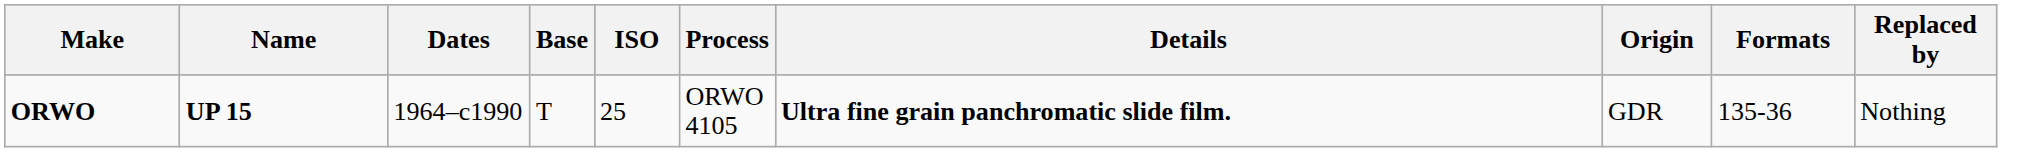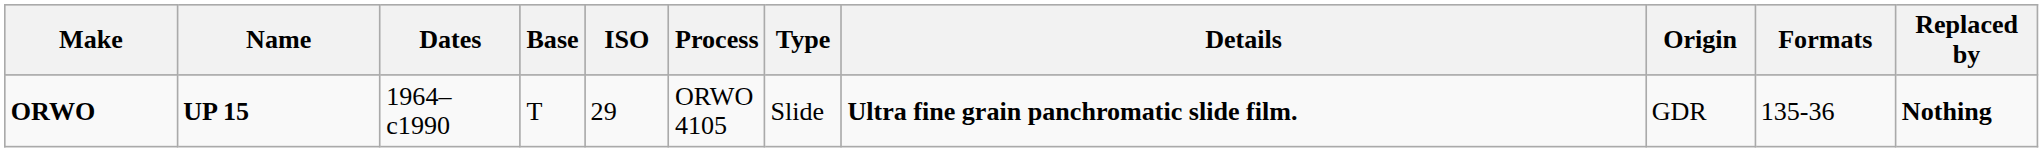+ column: (803, 39)
(613, 110) 25 -> (604, 110) 29
(1903, 110) normal -> (1947, 110) bold
